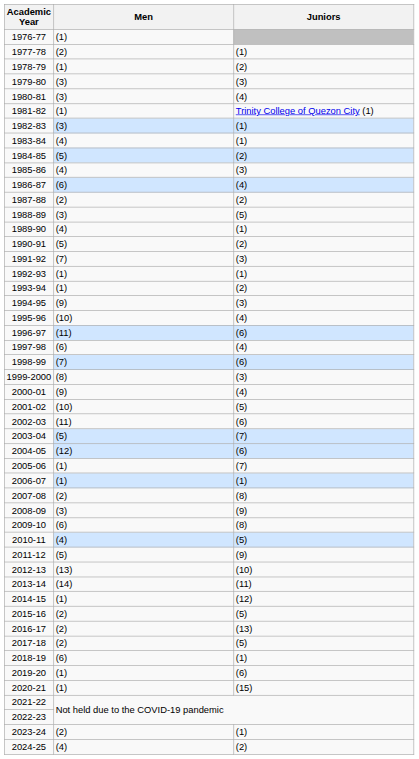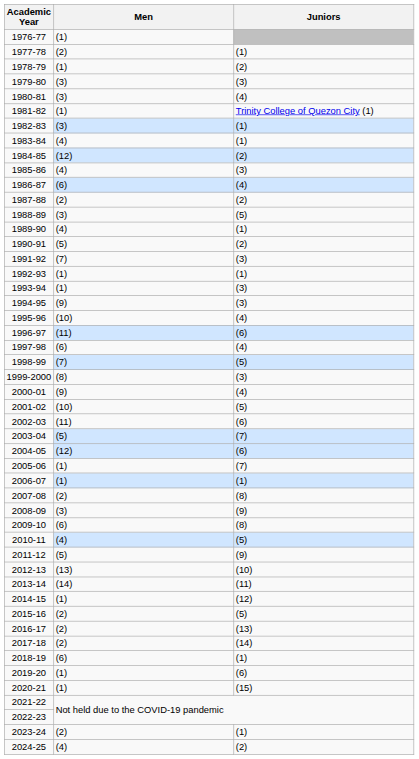(61, 156) (5) -> (64, 156) (12)
(241, 289) (2) -> (241, 289) (3)
(241, 363) (6) -> (241, 363) (5)
(241, 644) (5) -> (244, 644) (14)
